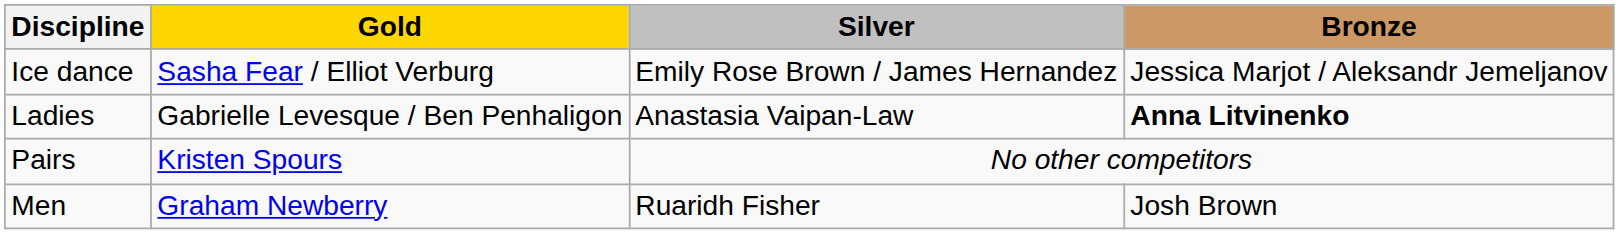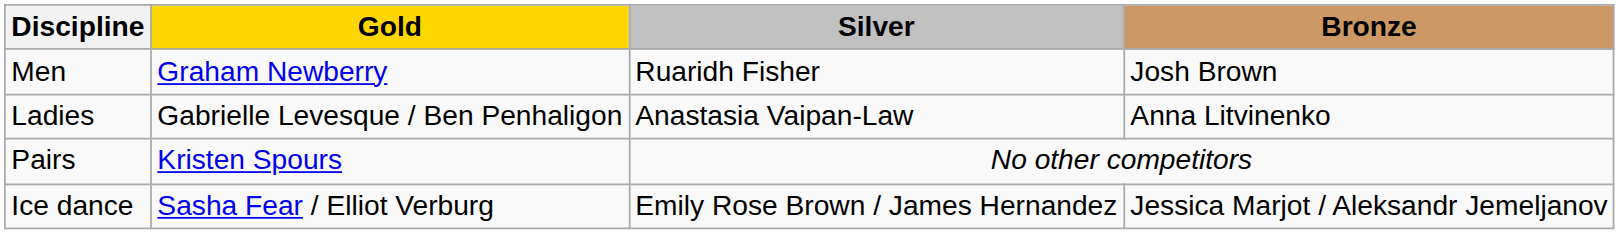rows swapped: (39, 205) <-> (72, 71)
(1240, 116) bold -> (1231, 116) normal
